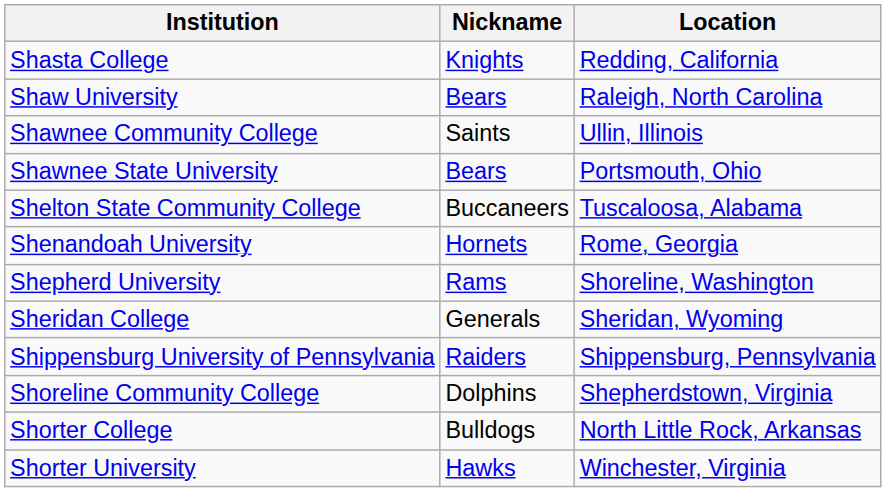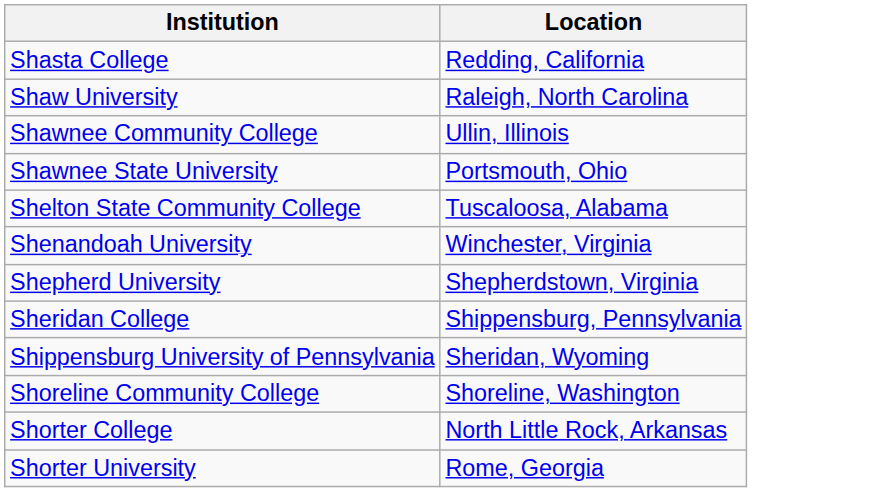- column: (507, 23)
(659, 245) Rome, Georgia -> (549, 245) Winchester, Virginia
(697, 282) Shoreline, Washington -> (572, 282) Shepherdstown, Virginia
(681, 319) Sheridan, Wyoming -> (594, 319) Shippensburg, Pennsylvania
(728, 356) Shippensburg, Pennsylvania -> (547, 356) Sheridan, Wyoming
(706, 393) Shepherdstown, Virginia -> (563, 393) Shoreline, Washington
(683, 467) Winchester, Virginia -> (525, 467) Rome, Georgia
